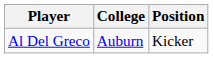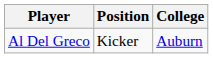columns swapped: (178, 16) <-> (121, 16)
